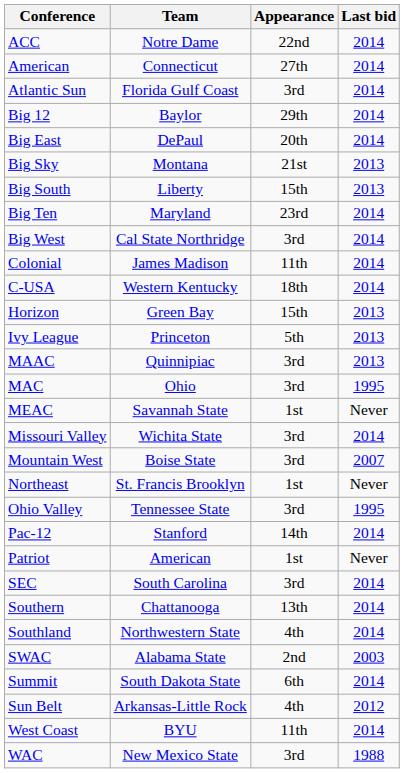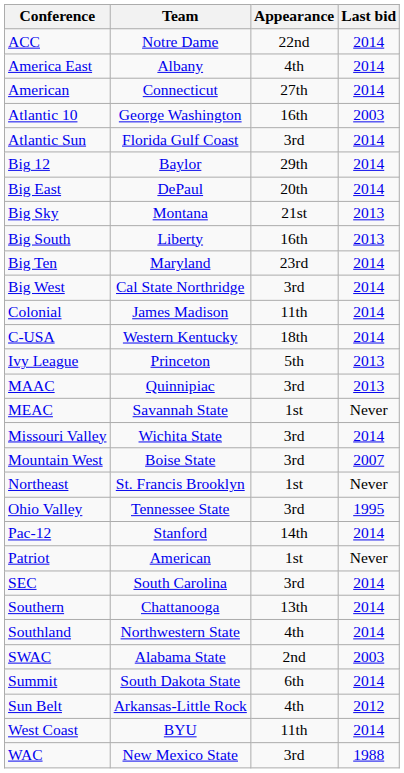+ row: (50, 66)
+ row: (43, 115)
(294, 189) 15th -> (294, 238) 16th
- row: (33, 312)
- row: (26, 386)
